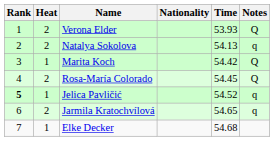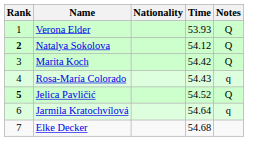- column: (46, 12)
(19, 45) normal -> (19, 45) bold
(226, 45) 54.13 -> (199, 45) 54.12
(255, 45) q -> (228, 45) Q
(226, 78) 54.45 -> (199, 78) 54.43
(255, 78) Q -> (228, 78) q
(255, 95) q -> (228, 95) Q
(226, 111) 54.65 -> (199, 111) 54.64
